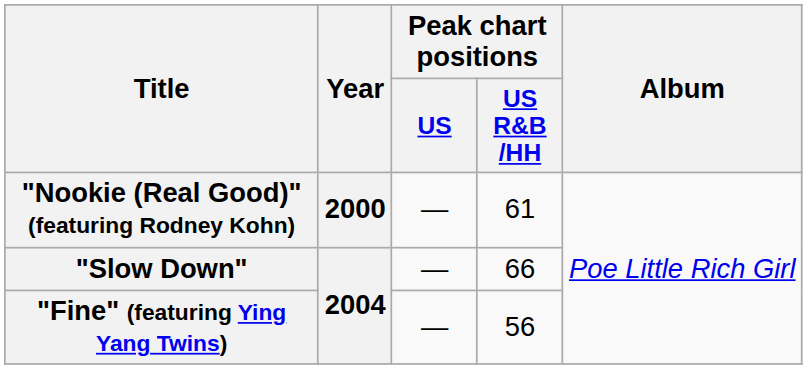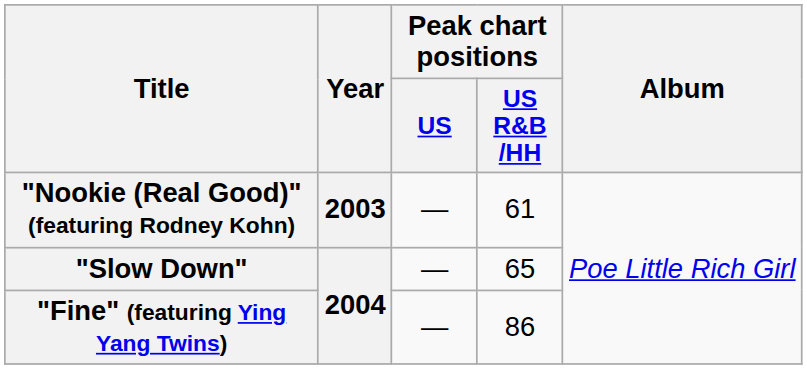(355, 209) 2000 -> (355, 209) 2003
(520, 268) 66 -> (520, 268) 65
(520, 326) 56 -> (520, 326) 86
